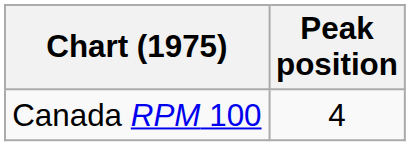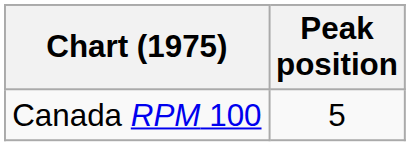(337, 114) 4 -> (337, 114) 5
